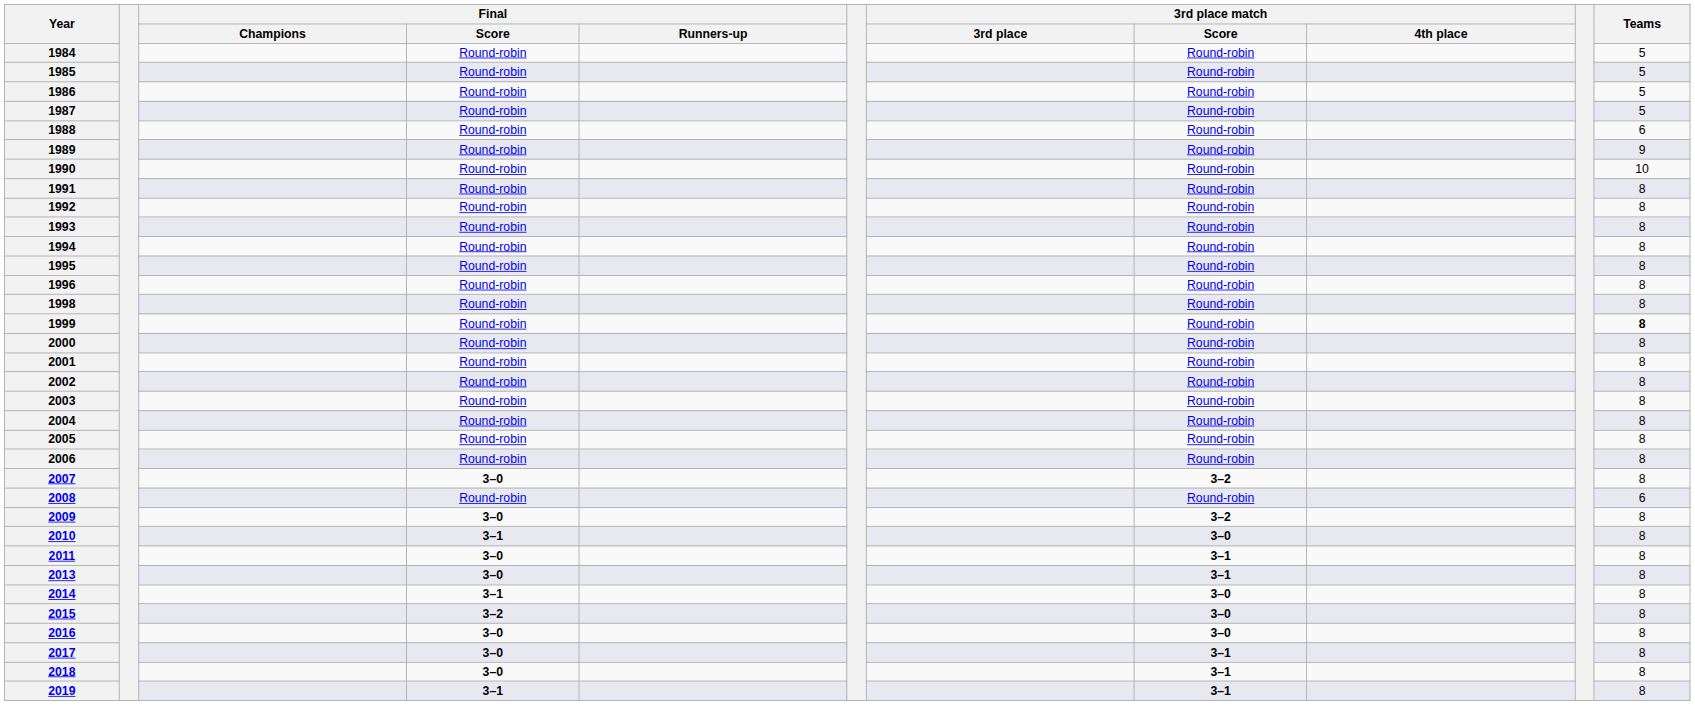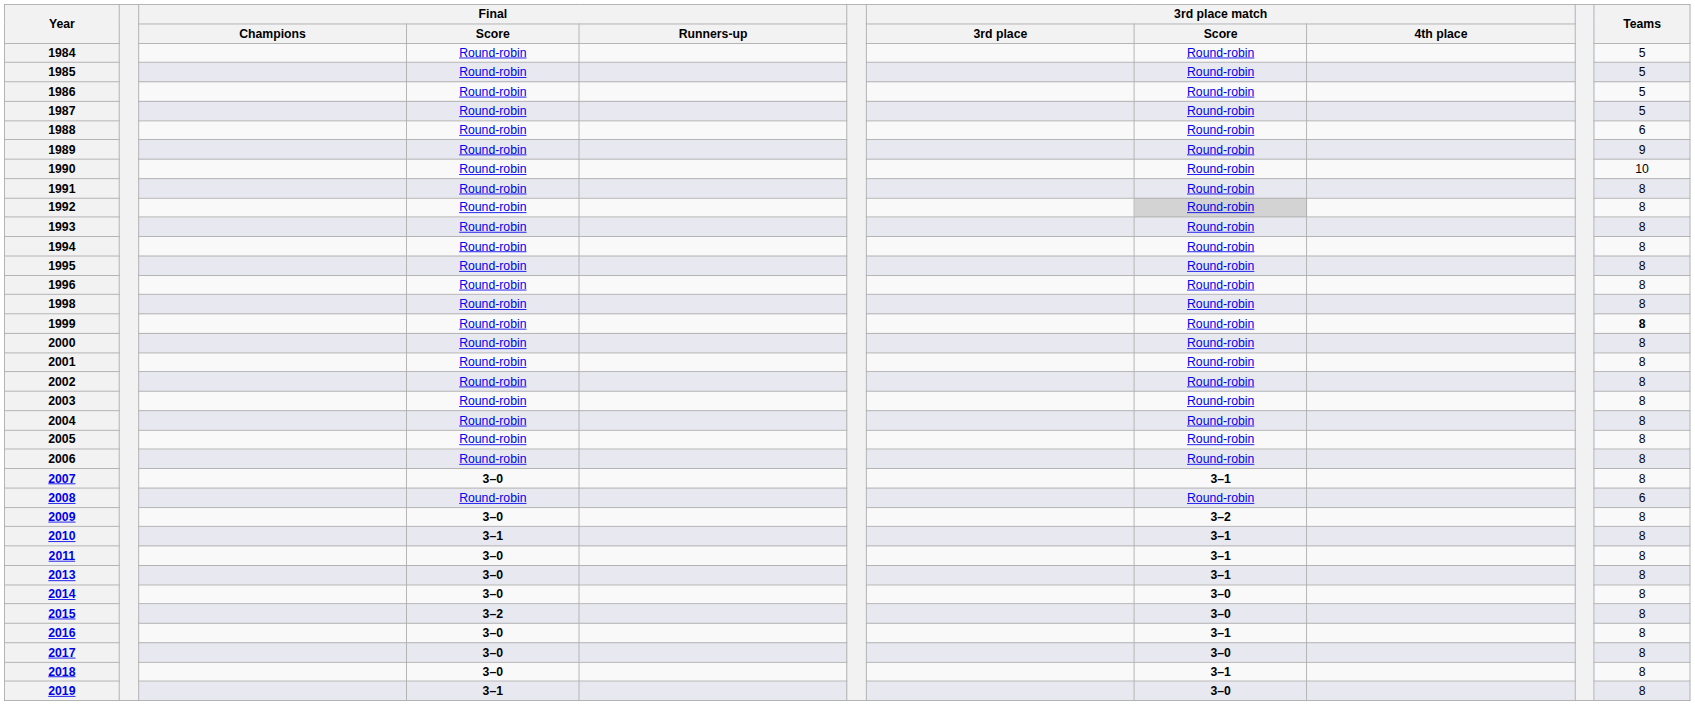(1221, 208) no background -> (1221, 208) lightgrey background
(1221, 479) 3–2 -> (1221, 479) 3–1
(1221, 537) 3–0 -> (1221, 537) 3–1
(493, 595) 3–1 -> (493, 595) 3–0
(1221, 633) 3–0 -> (1221, 633) 3–1
(1221, 653) 3–1 -> (1221, 653) 3–0
(1221, 691) 3–1 -> (1221, 691) 3–0
